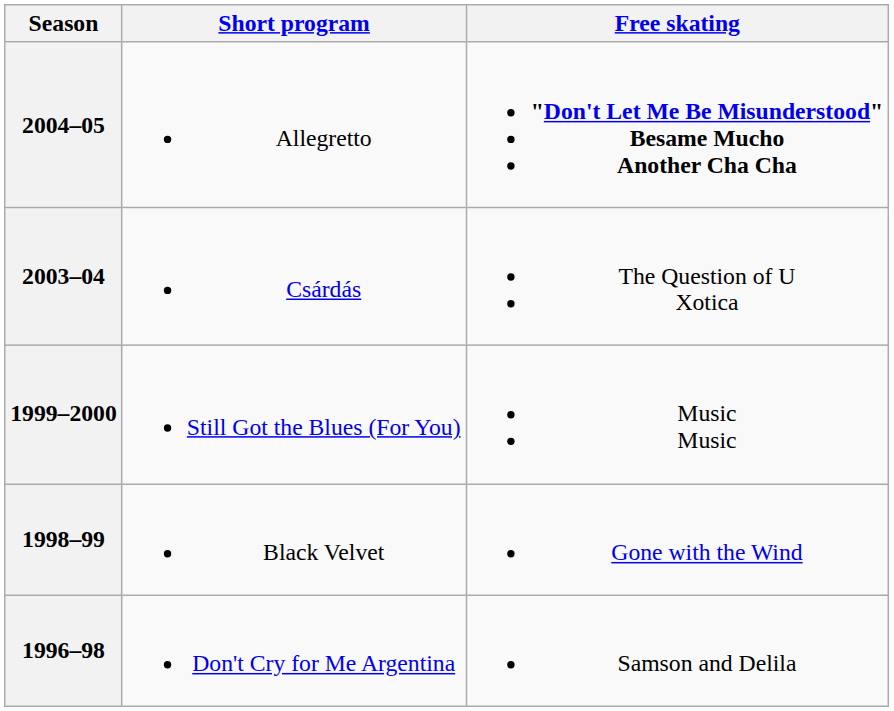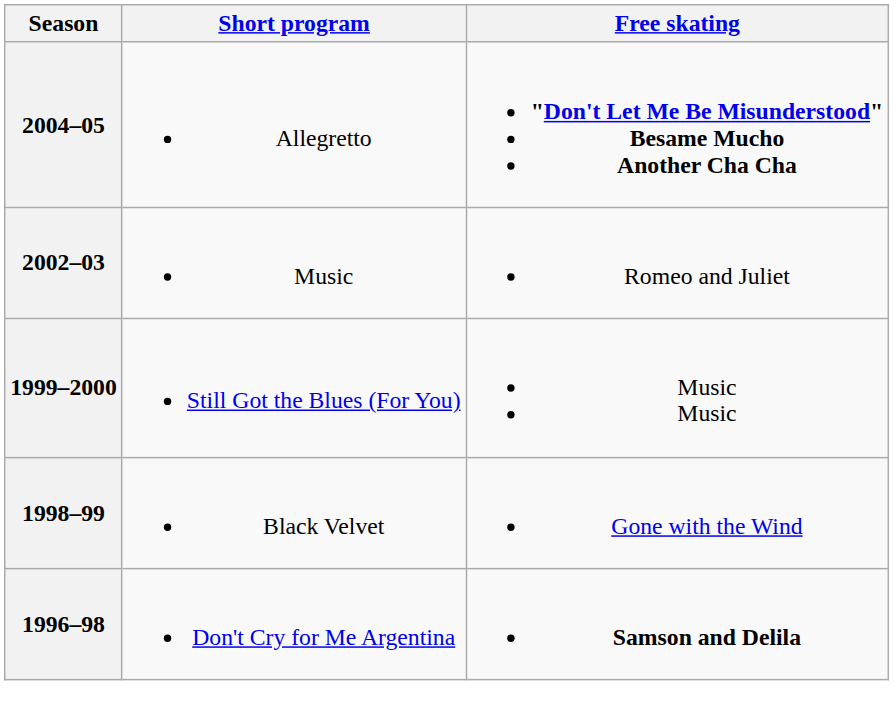- row: (63, 275)
+ row: (63, 262)
(677, 664) normal -> (677, 638) bold
